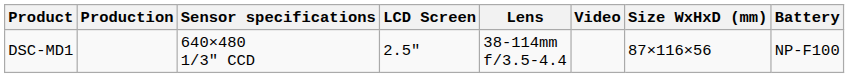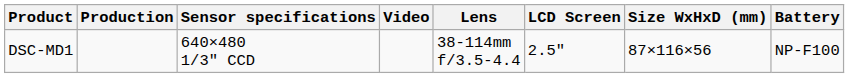columns swapped: (430, 17) <-> (597, 17)
